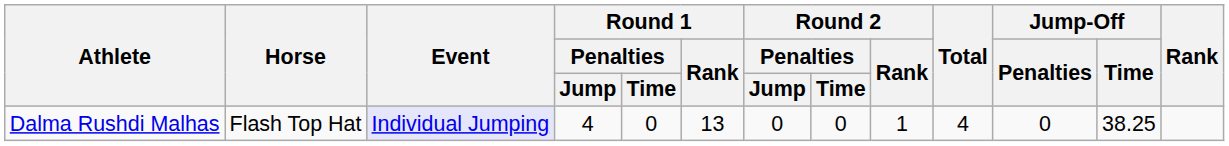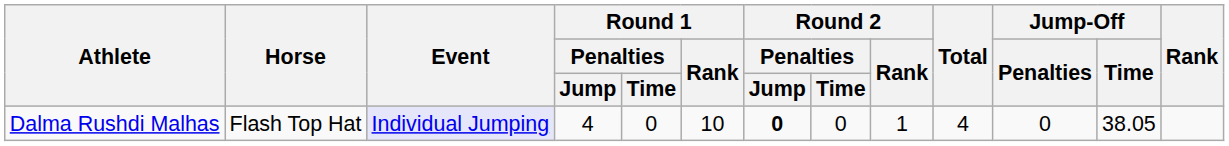(712, 124) 13 -> (712, 124) 10
(777, 124) normal -> (777, 124) bold
(1129, 124) 38.25 -> (1129, 124) 38.05
